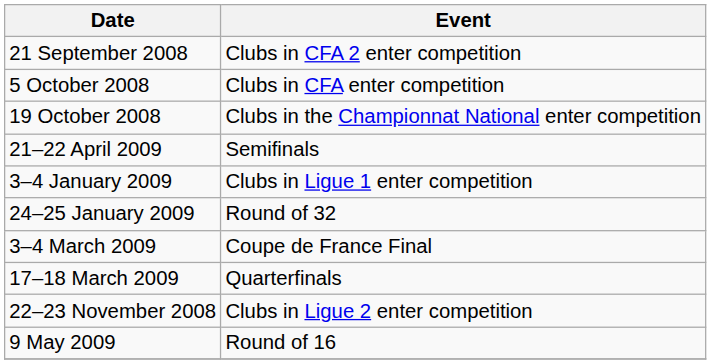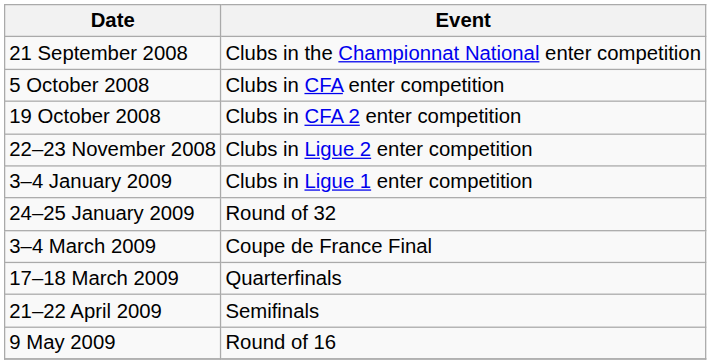(373, 52) Clubs in CFA 2 enter competition -> (463, 52) Clubs in the Championnat National enter competition
(463, 117) Clubs in the Championnat National enter competition -> (373, 117) Clubs in CFA 2 enter competition
rows swapped: (113, 310) <-> (86, 149)
